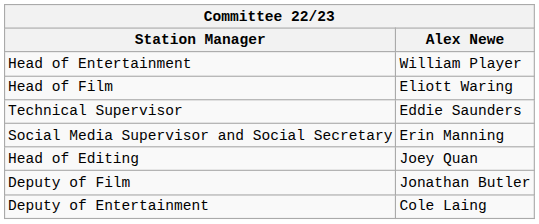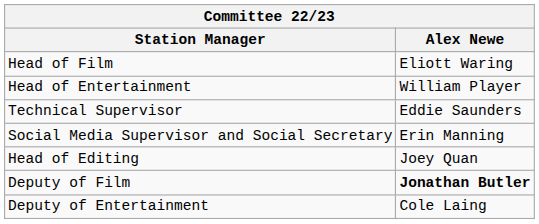rows swapped: (60, 88) <-> (100, 64)
(465, 183) normal -> (465, 183) bold
